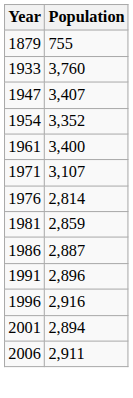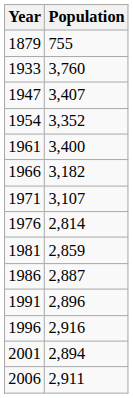+ row: (25, 172)
